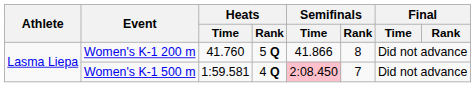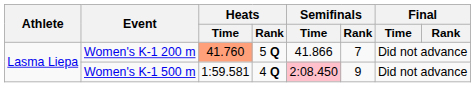(225, 53) no background -> (225, 53) lightsalmon background
(358, 53) 8 -> (358, 53) 7
(358, 72) 7 -> (358, 72) 9
